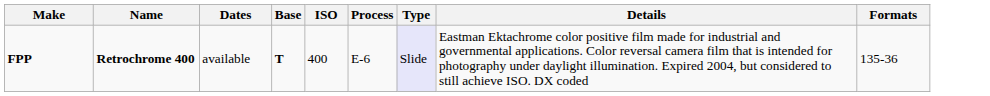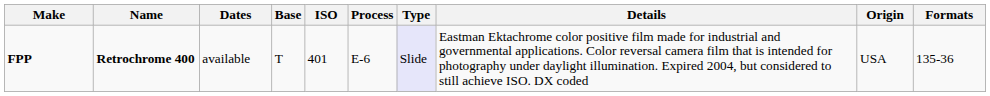+ column: (885, 15)
(279, 58) bold -> (279, 58) normal
(317, 58) 400 -> (317, 58) 401
